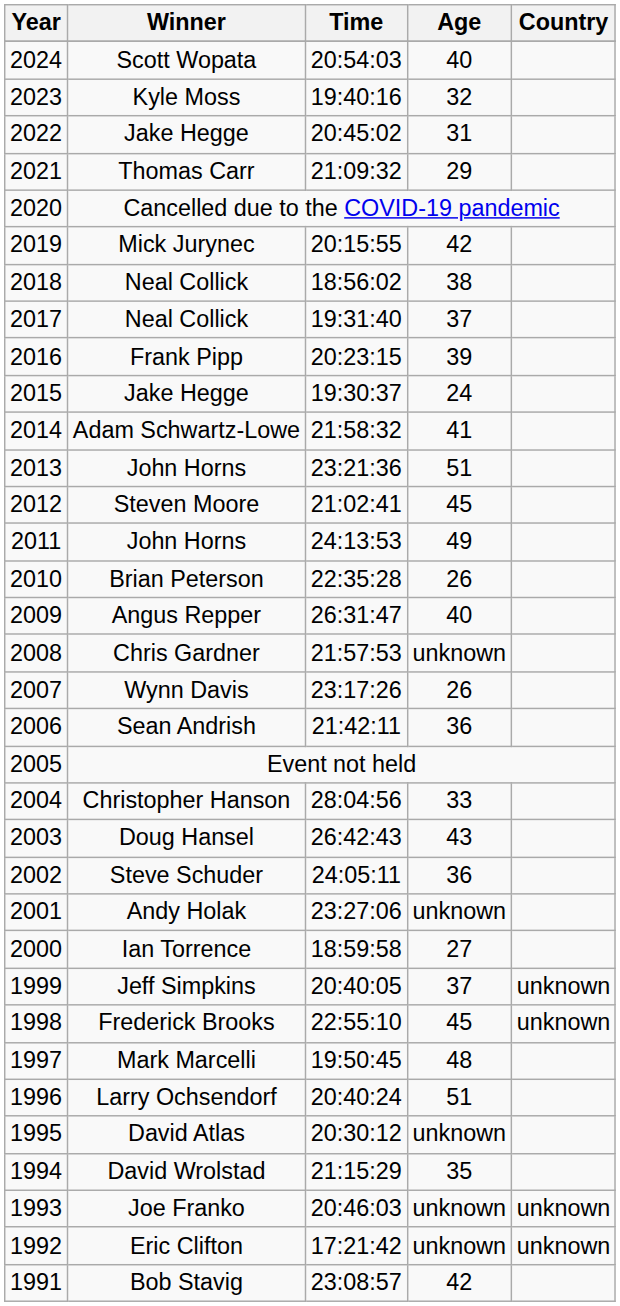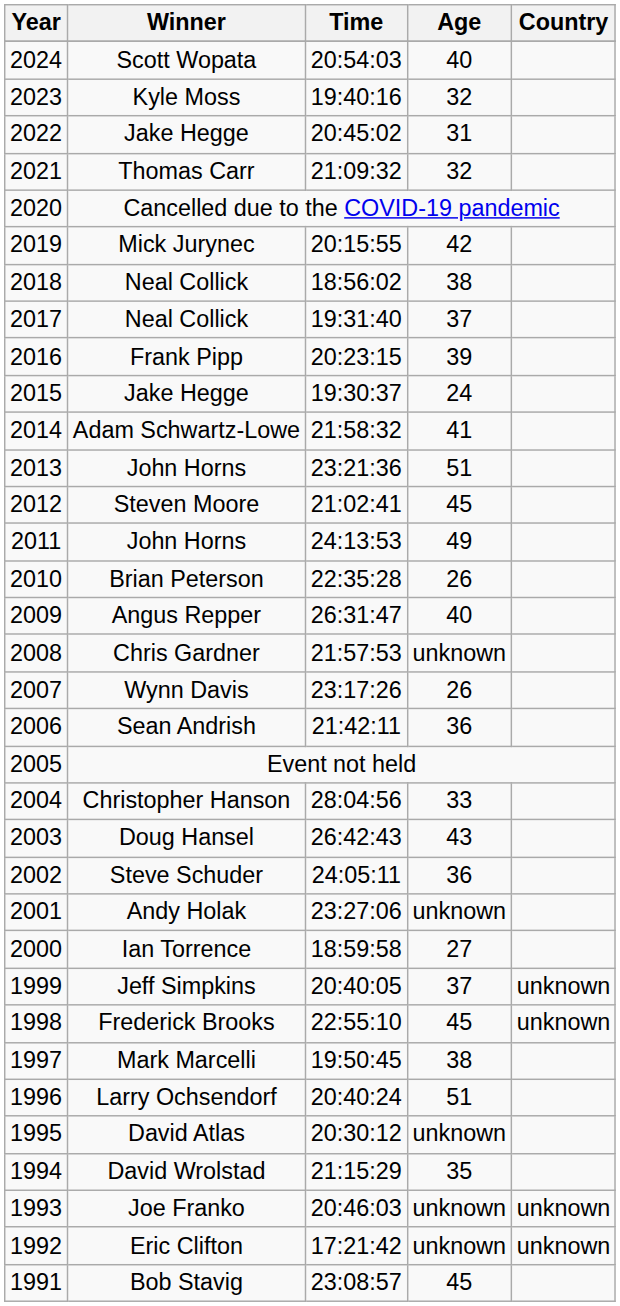(459, 171) 29 -> (459, 171) 32
(459, 1060) 48 -> (459, 1060) 38
(459, 1282) 42 -> (459, 1282) 45
